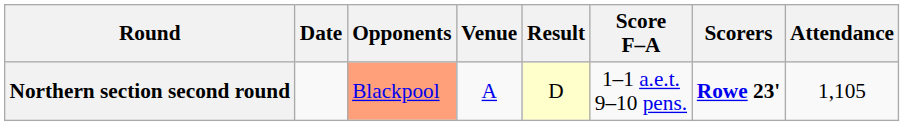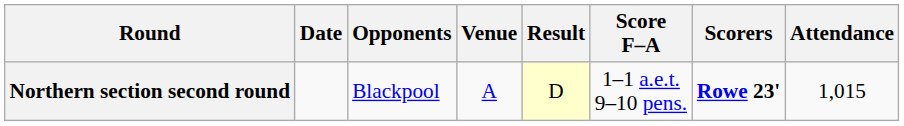(396, 91) lightsalmon background -> (396, 91) no background
(842, 91) 1,105 -> (842, 91) 1,015
